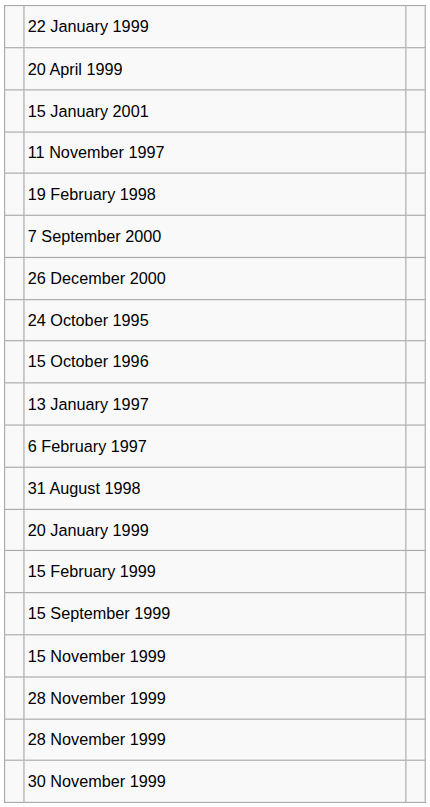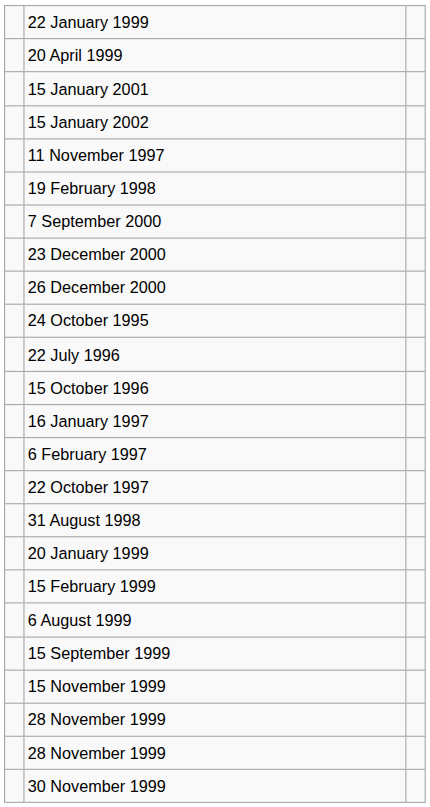+ row: (14, 122)
+ row: (14, 255)
+ row: (14, 354)
- row: (14, 404)
+ row: (14, 421)
+ row: (14, 487)
+ row: (14, 620)
